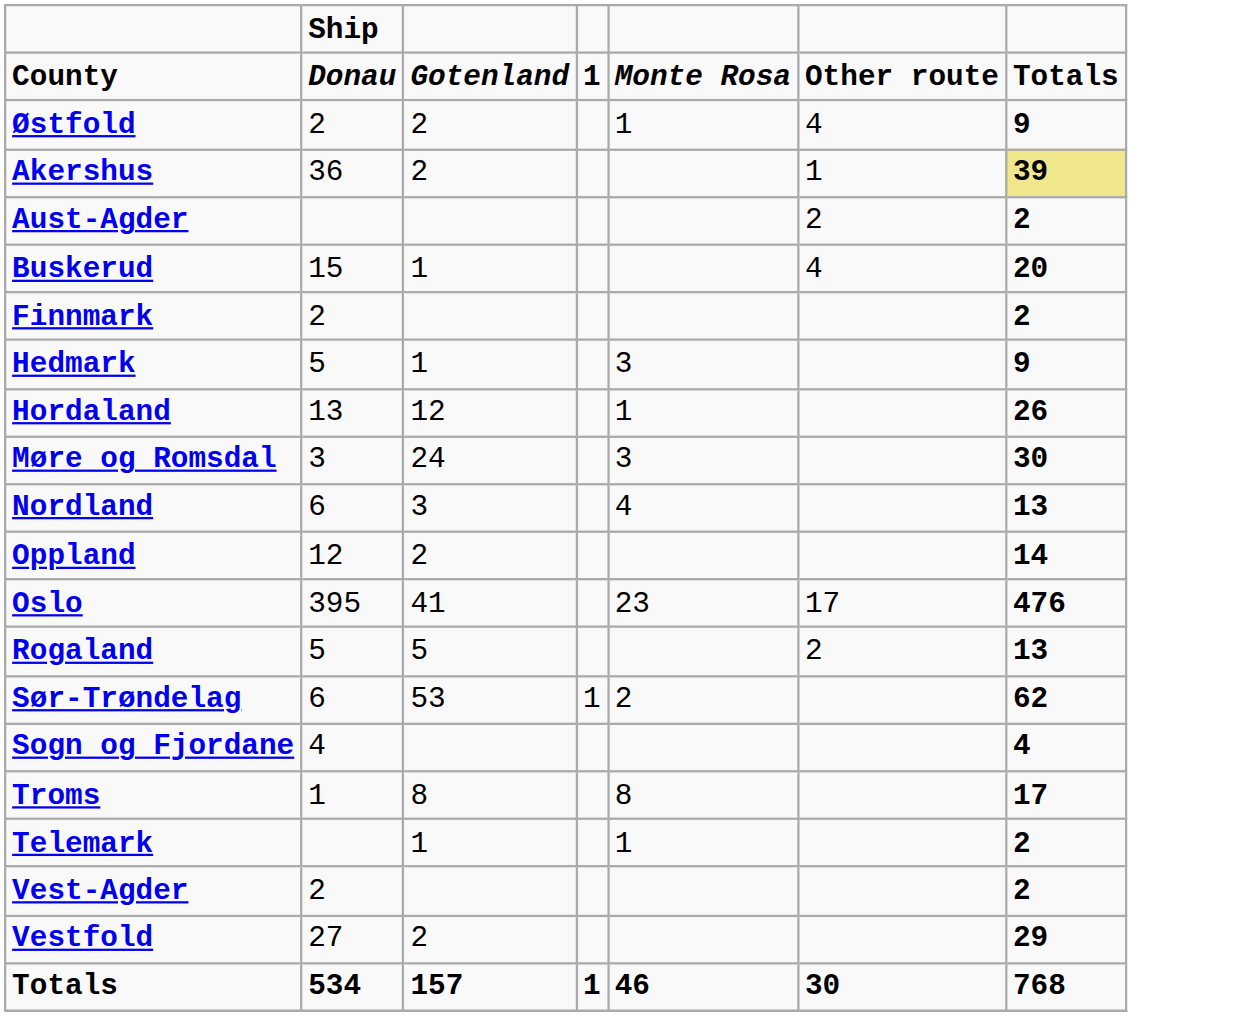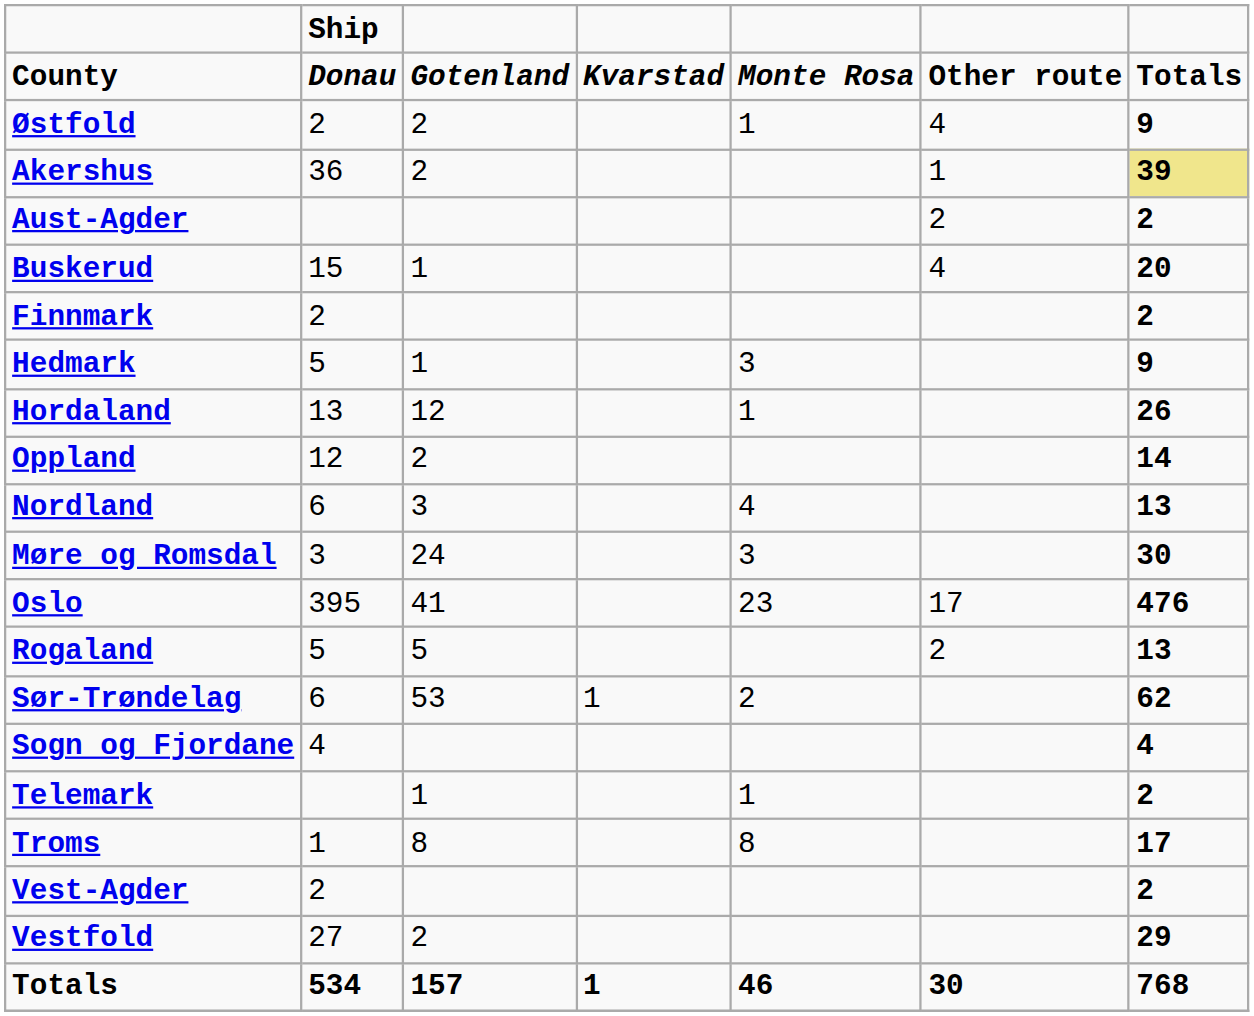(592, 77) 1 -> (654, 77) Kvarstad
rows swapped: (144, 460) <-> (74, 556)
rows swapped: (83, 843) <-> (56, 795)
